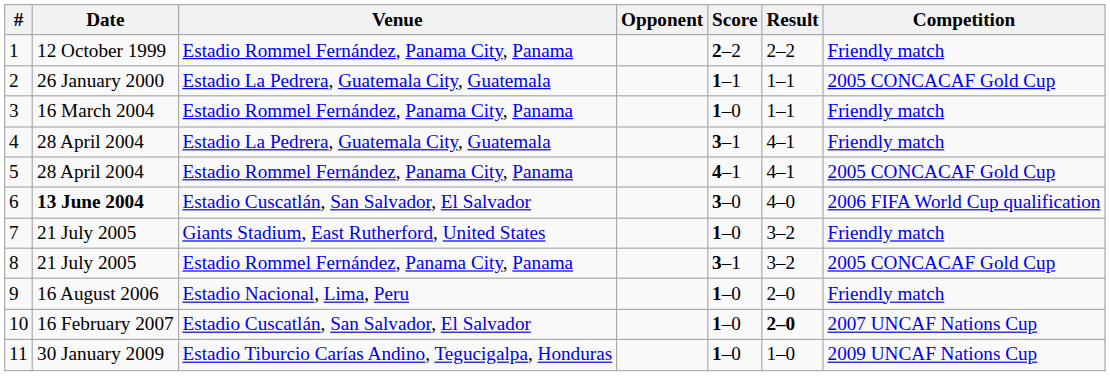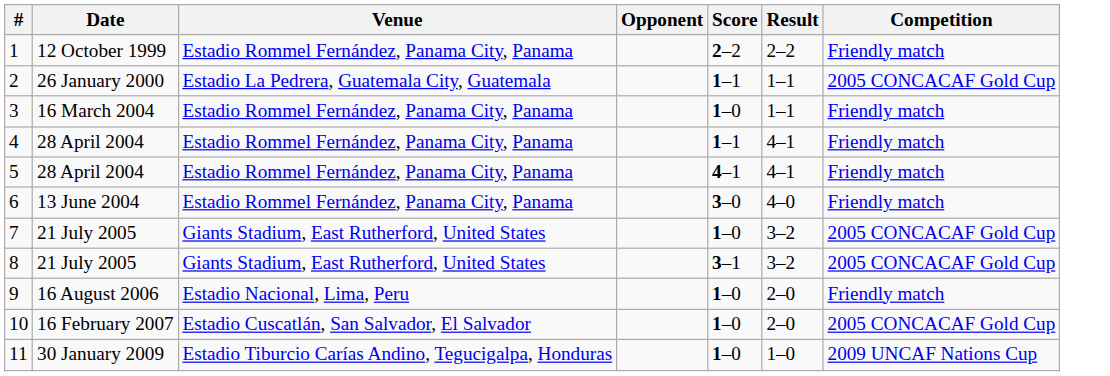(367, 141) Estadio La Pedrera, Guatemala City, Guatemala -> (378, 141) Estadio Rommel Fernández, Panama City, Panama
(726, 141) 3–1 -> (726, 141) 1–1
(941, 171) 2005 CONCACAF Gold Cup -> (886, 171) Friendly match
(90, 202) bold -> (88, 202) normal
(357, 202) Estadio Cuscatlán, San Salvador, El Salvador -> (378, 202) Estadio Rommel Fernández, Panama City, Panama
(964, 202) 2006 FIFA World Cup qualification -> (886, 202) Friendly match
(886, 232) Friendly match -> (941, 232) 2005 CONCACAF Gold Cup
(378, 263) Estadio Rommel Fernández, Panama City, Panama -> (364, 263) Giants Stadium, East Rutherford, United States
(781, 324) bold -> (781, 324) normal
(932, 324) 2007 UNCAF Nations Cup -> (941, 324) 2005 CONCACAF Gold Cup
